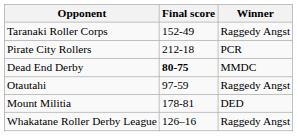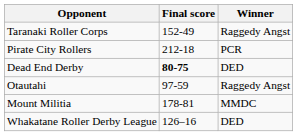(238, 67) MMDC -> (232, 67) DED
(232, 103) DED -> (238, 103) MMDC
(255, 121) Raggedy Angst -> (232, 121) DED
